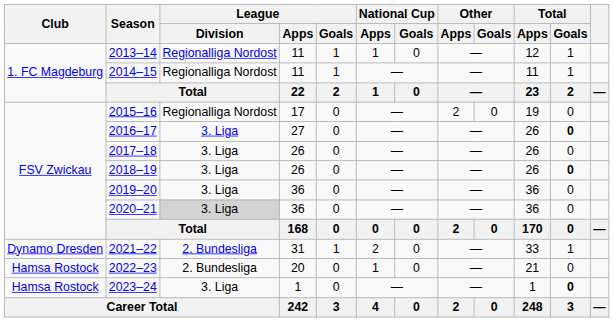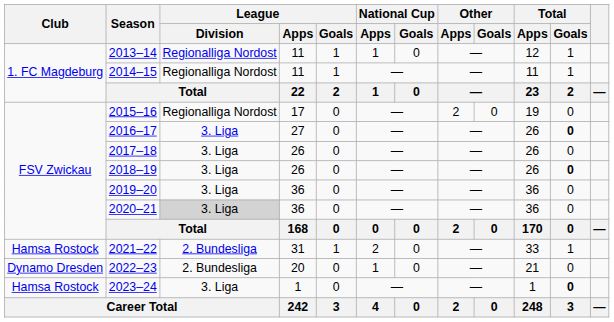(55, 248) Dynamo Dresden -> (55, 248) Hamsa Rostock
(55, 268) Hamsa Rostock -> (55, 268) Dynamo Dresden
